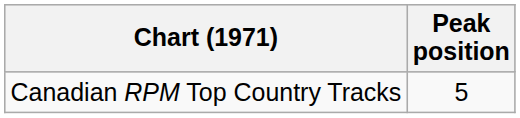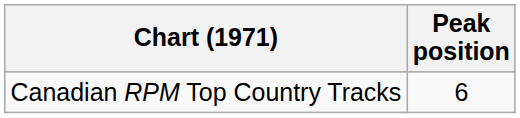(461, 91) 5 -> (461, 91) 6
